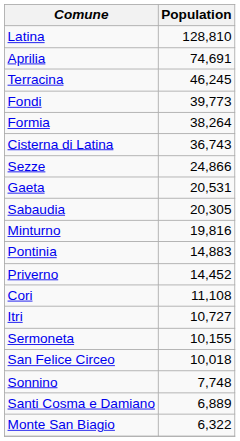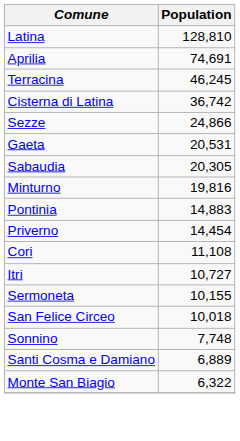- row: (25, 101)
- row: (29, 123)
(211, 144) 36,743 -> (211, 101) 36,742
(211, 274) 14,452 -> (211, 230) 14,454
